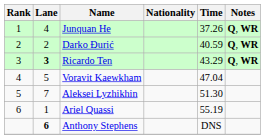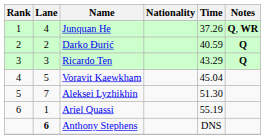(243, 45) Q, WR -> (243, 45) Q
(46, 61) bold -> (46, 61) normal
(243, 61) Q, WR -> (243, 61) Q
(211, 77) 47.04 -> (211, 77) 45.04
